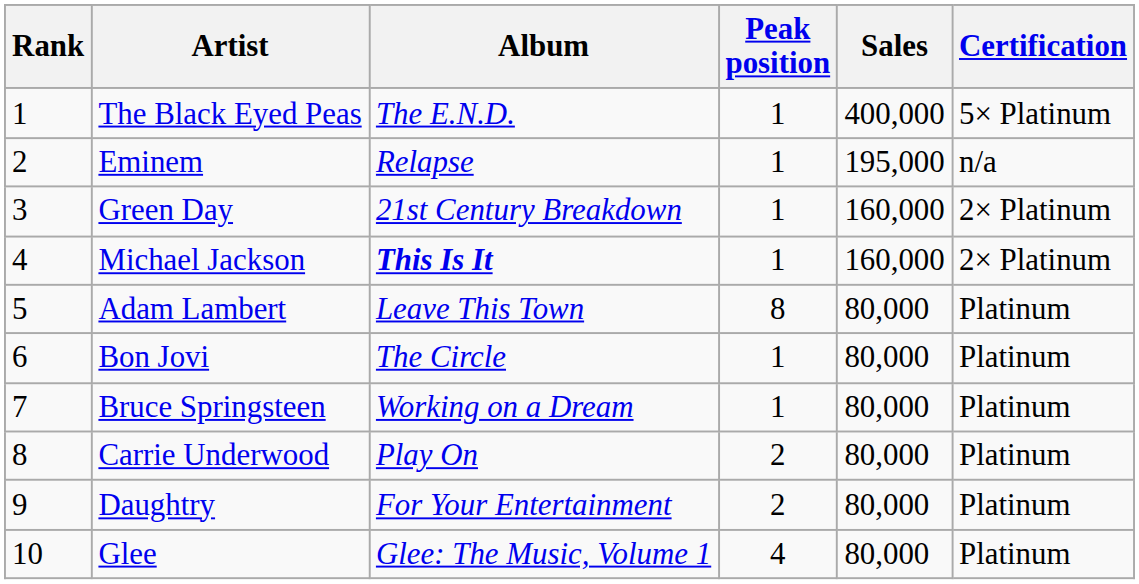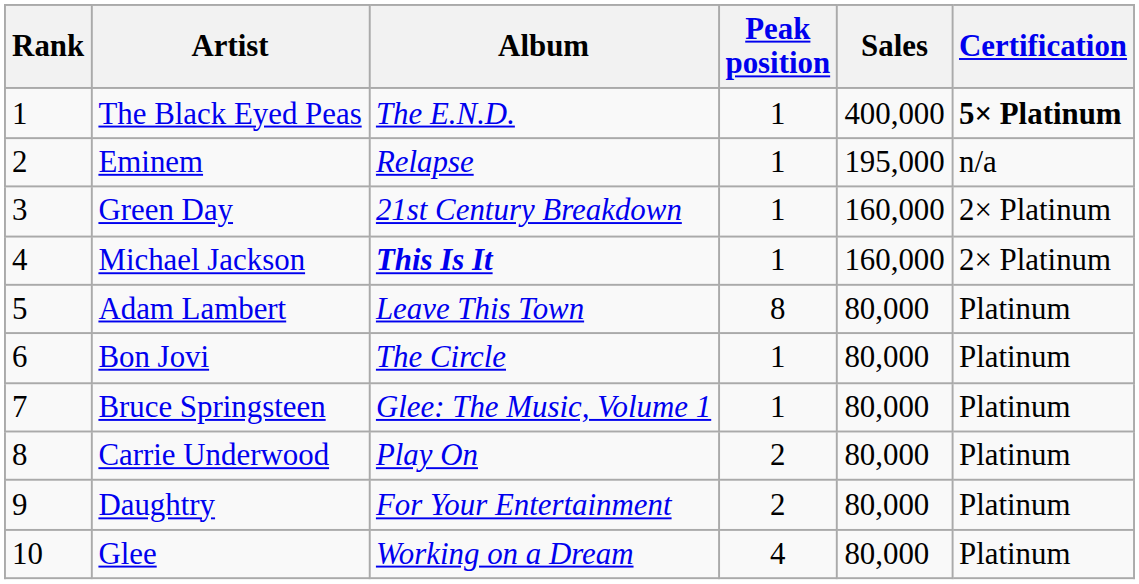(1035, 112) normal -> (1040, 112) bold
(505, 406) Working on a Dream -> (544, 406) Glee: The Music, Volume 1
(544, 553) Glee: The Music, Volume 1 -> (505, 553) Working on a Dream
